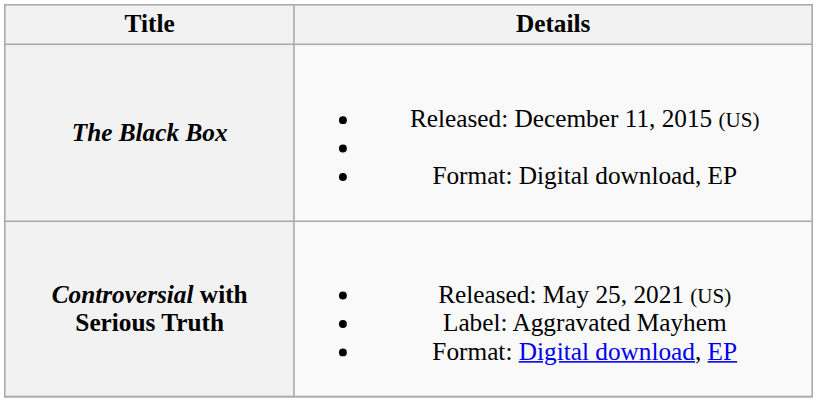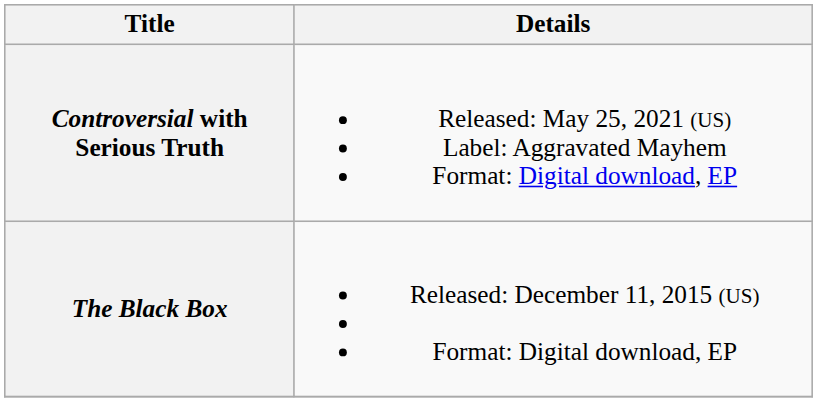rows swapped: (150, 132) <-> (150, 308)
